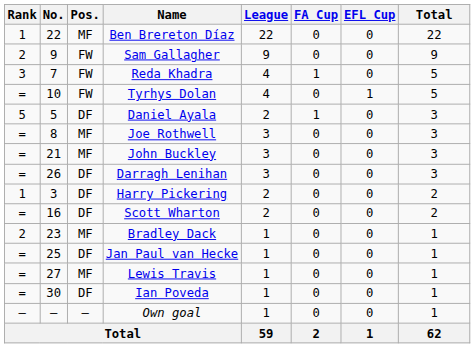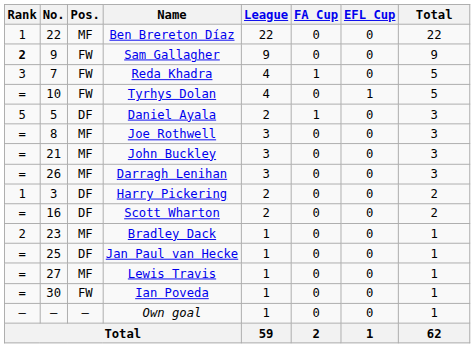(22, 54) normal -> (22, 54) bold
(85, 174) DF -> (85, 174) MF
(85, 293) DF -> (85, 293) FW
